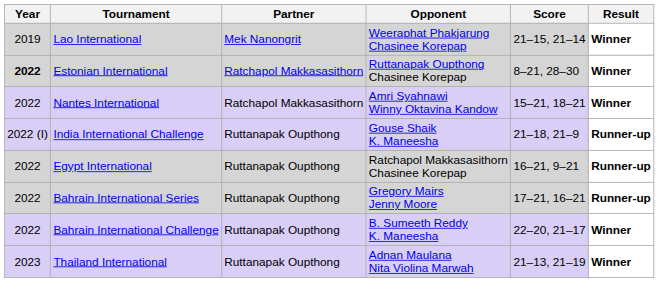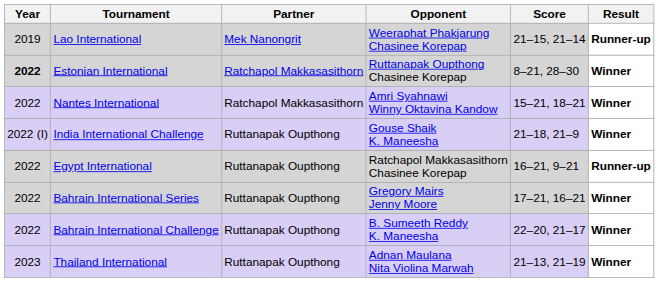(611, 39) Winner -> (621, 39) Runner-up
(621, 135) Runner-up -> (611, 135) Winner
(621, 198) Runner-up -> (611, 198) Winner
